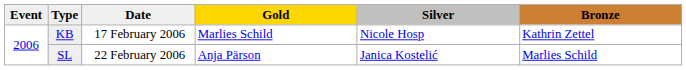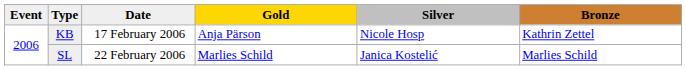(235, 34) Marlies Schild -> (229, 34) Anja Pärson
(229, 54) Anja Pärson -> (235, 54) Marlies Schild
